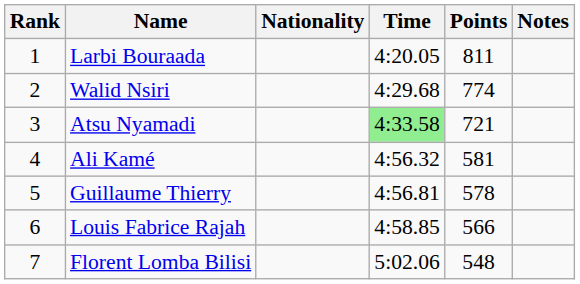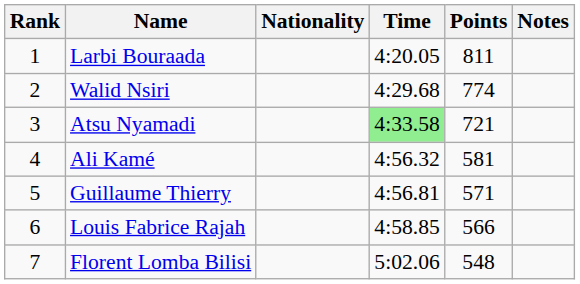(479, 192) 578 -> (479, 192) 571
